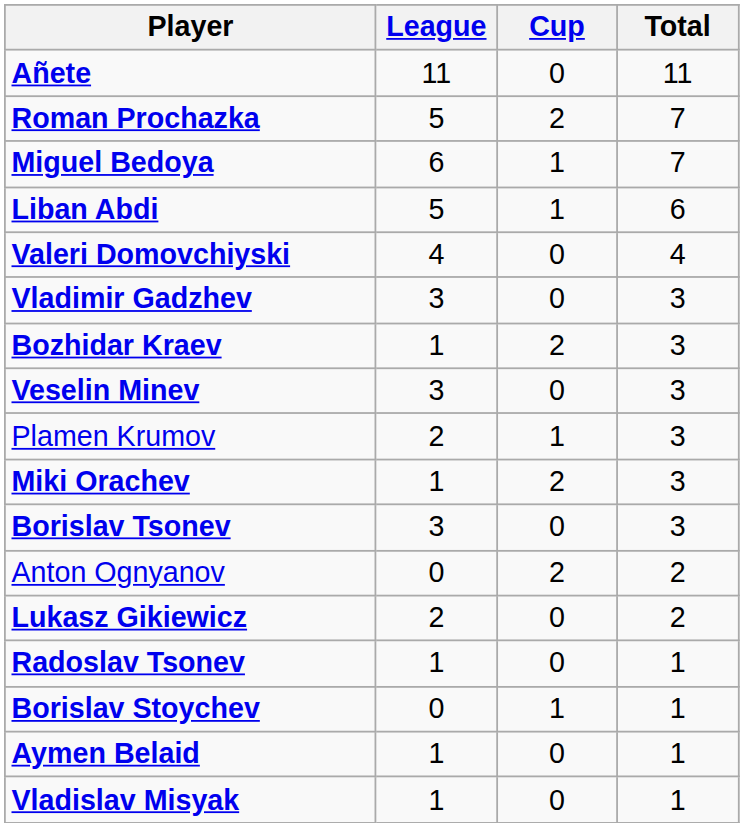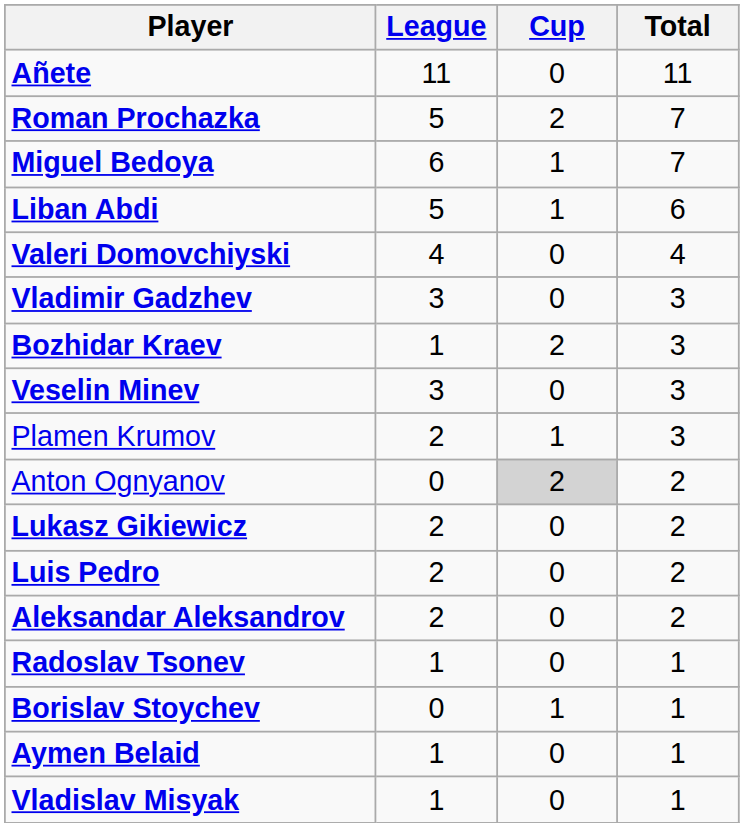- row: (101, 481)
- row: (121, 526)
(557, 572) no background -> (557, 481) lightgrey background
+ row: (86, 572)
+ row: (178, 617)
